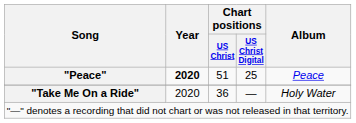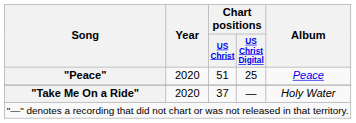(187, 76) bold -> (187, 76) normal
(222, 93) 36 -> (222, 93) 37
